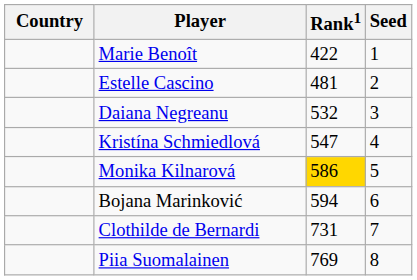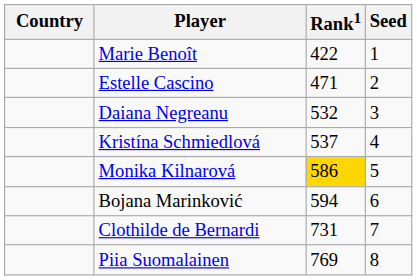(324, 83) 481 -> (324, 83) 471
(324, 141) 547 -> (324, 141) 537
